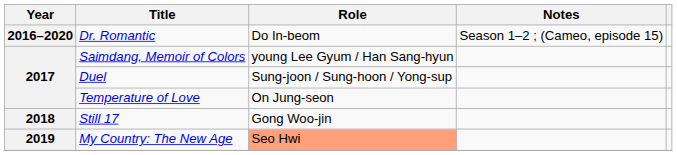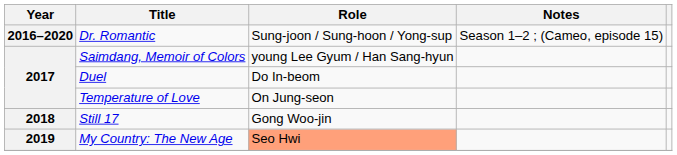(286, 35) Do In-beom -> (352, 35) Sung-joon / Sung-hoon / Yong-sup
(352, 77) Sung-joon / Sung-hoon / Yong-sup -> (286, 77) Do In-beom
